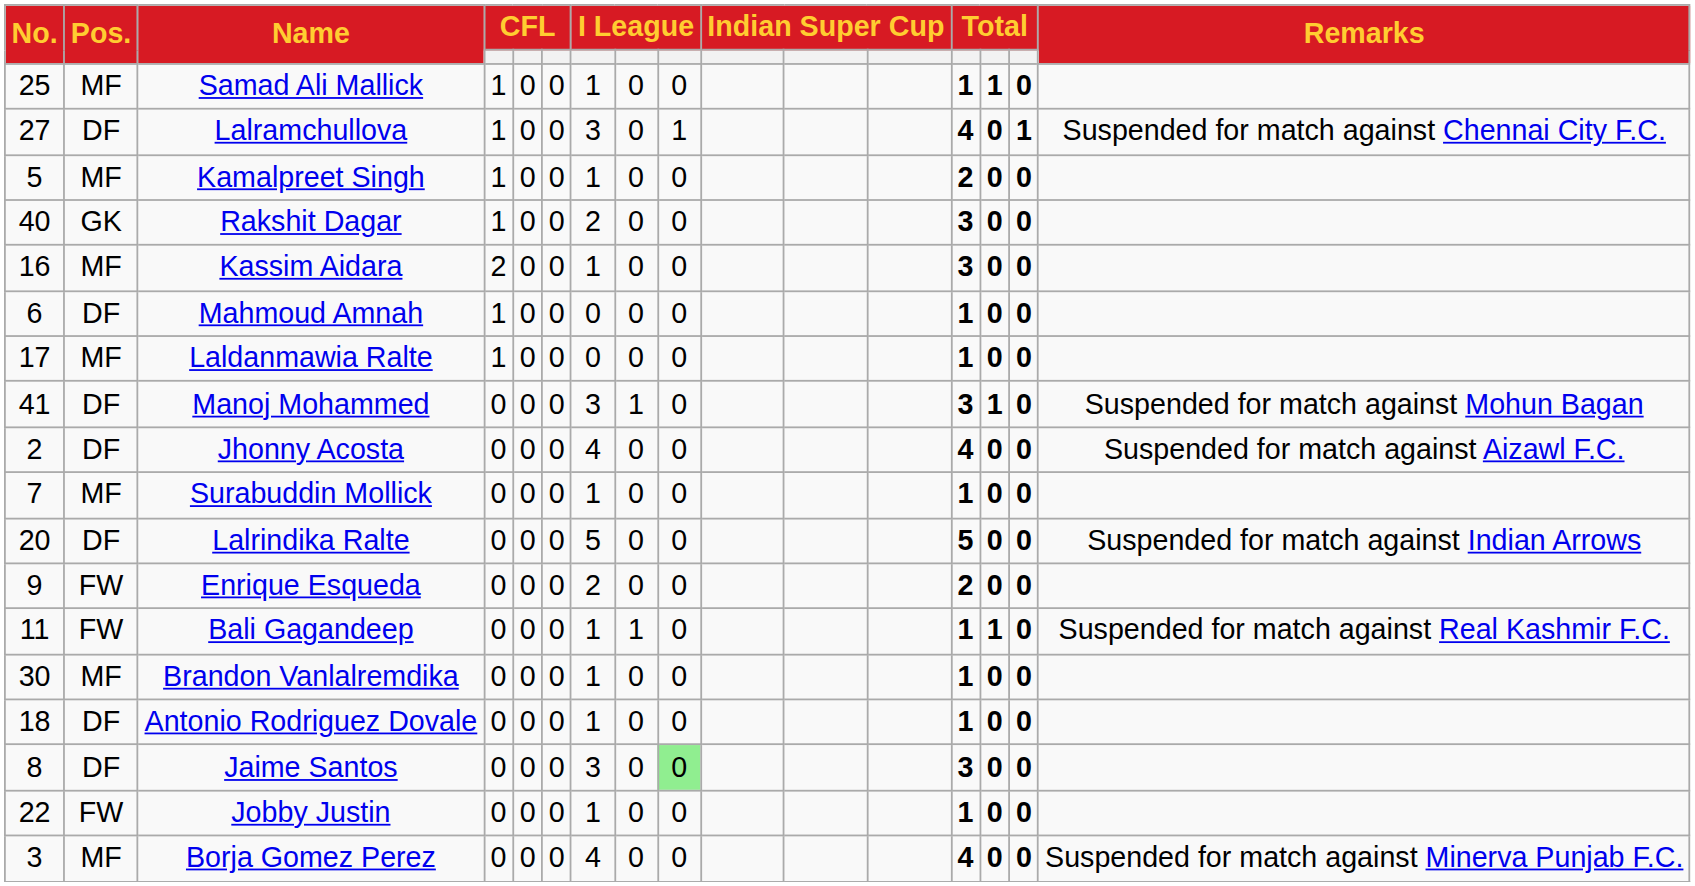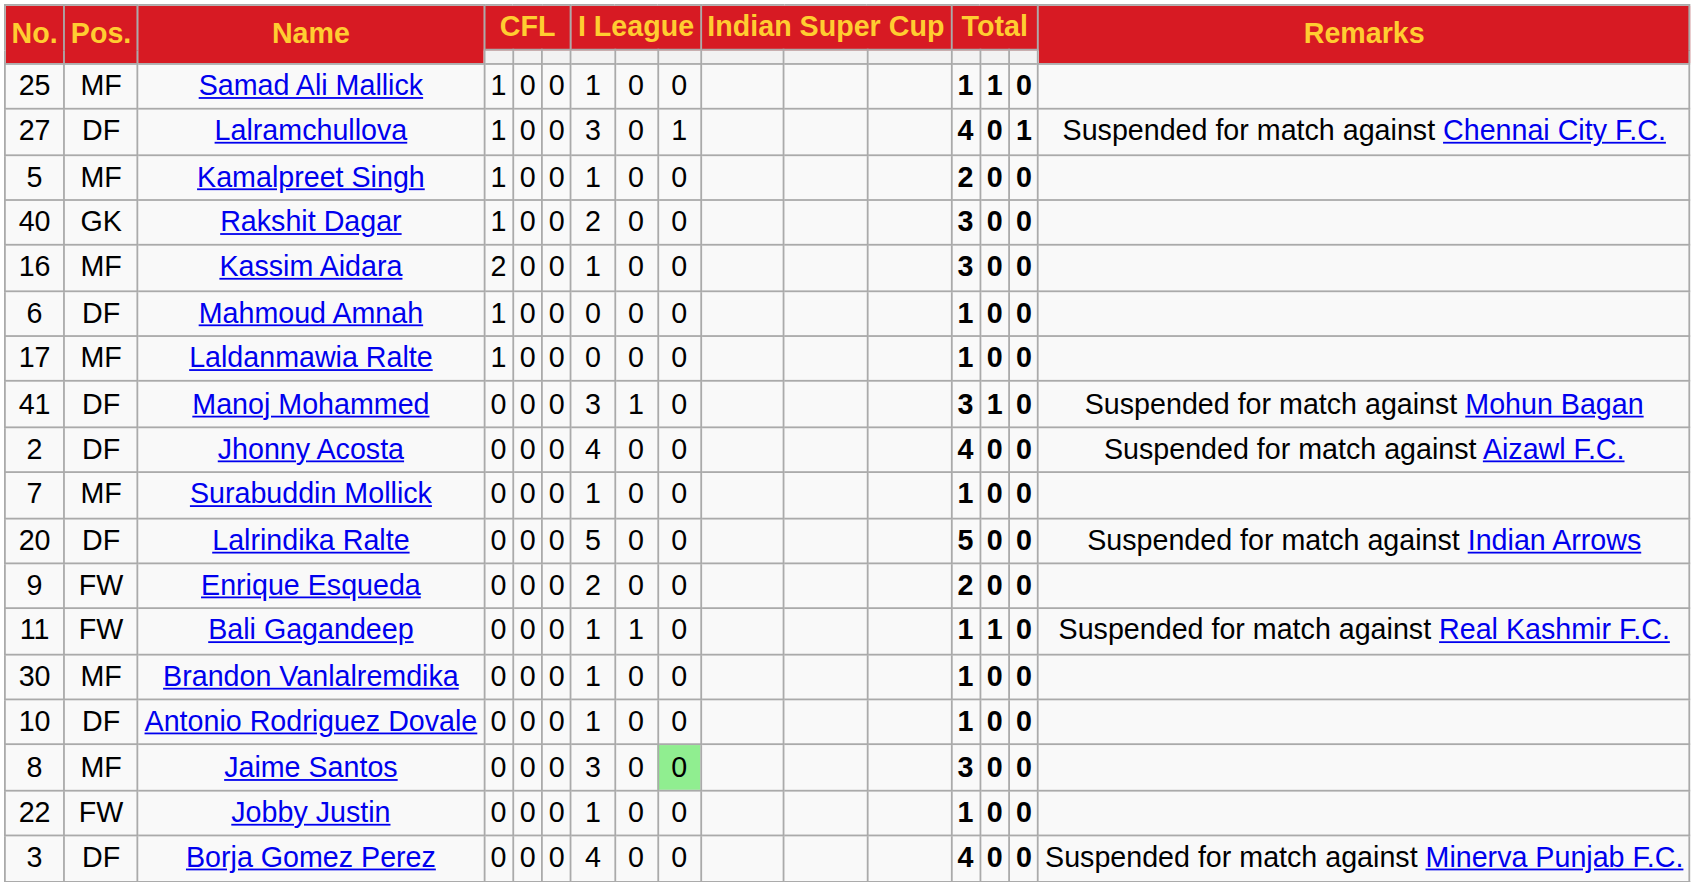(35, 721) 18 -> (35, 721) 10
(101, 767) DF -> (101, 767) MF
(101, 857) MF -> (101, 857) DF
